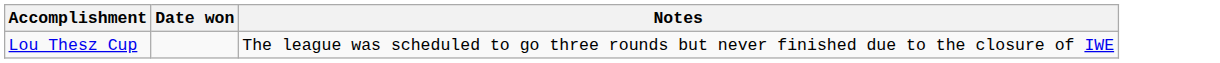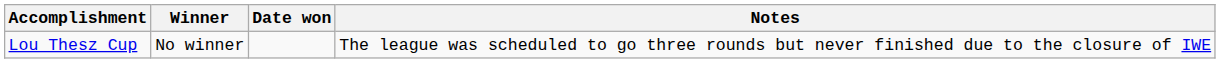+ column: (200, 18)
